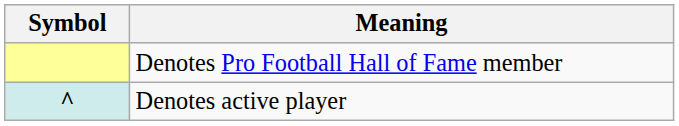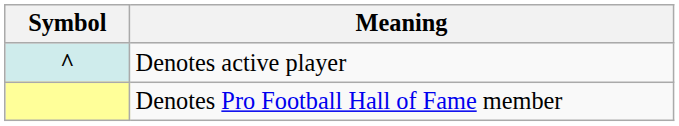rows swapped: (349, 62) <-> (241, 100)
